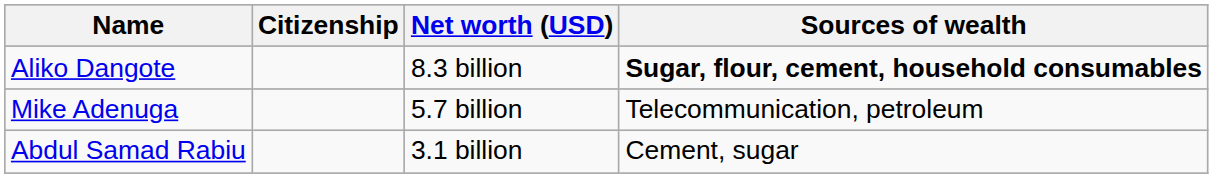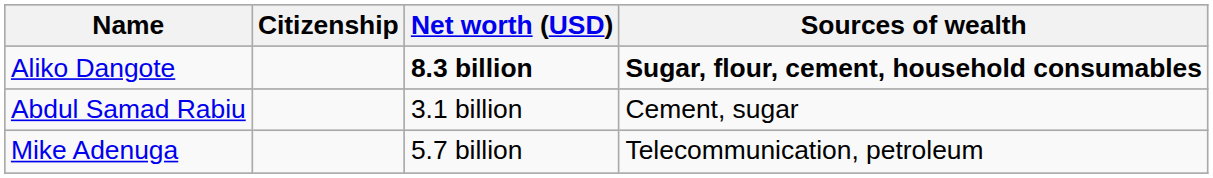(467, 67) normal -> (472, 67) bold
rows swapped: (95, 109) <-> (128, 151)
